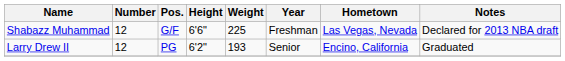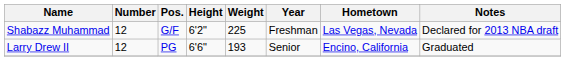(198, 30) 6'6" -> (198, 30) 6'2"
(198, 47) 6'2" -> (198, 47) 6'6"
